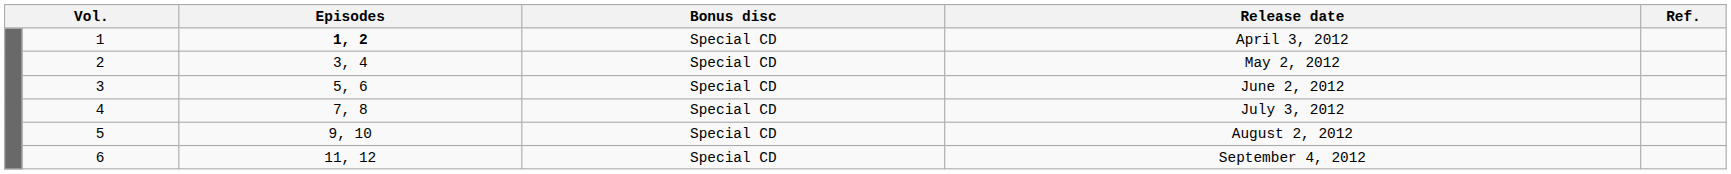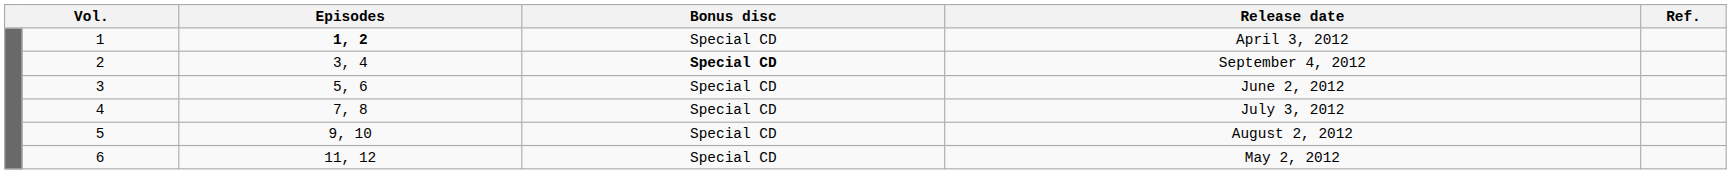(733, 63) normal -> (733, 63) bold
(1292, 63) May 2, 2012 -> (1292, 63) September 4, 2012
(1292, 157) September 4, 2012 -> (1292, 157) May 2, 2012
